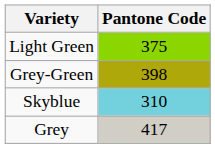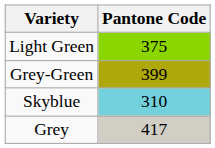(154, 74) 398 -> (154, 74) 399
